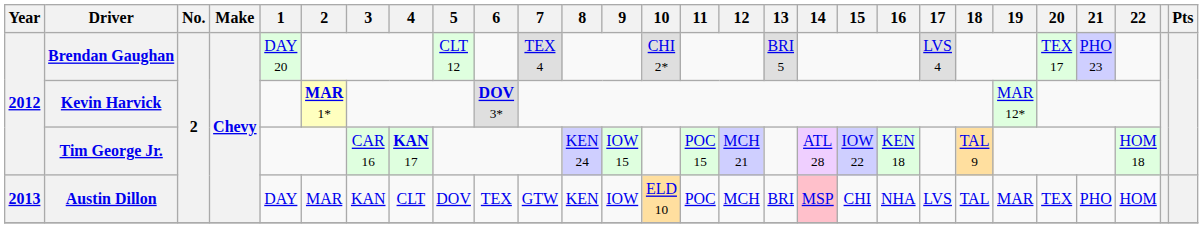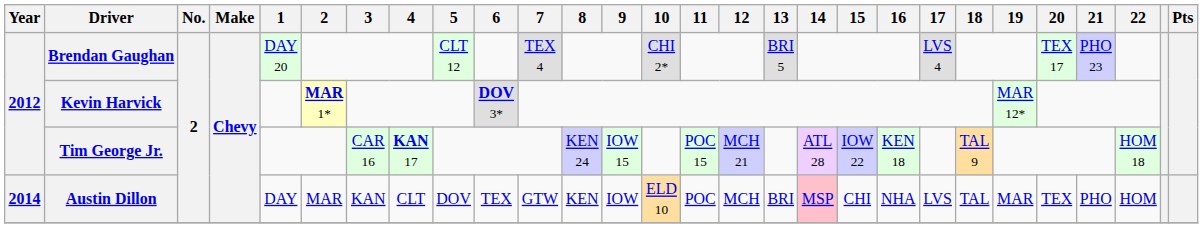(24, 198) 2013 -> (24, 198) 2014
